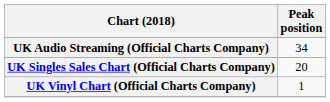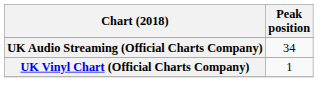- row: (141, 67)
